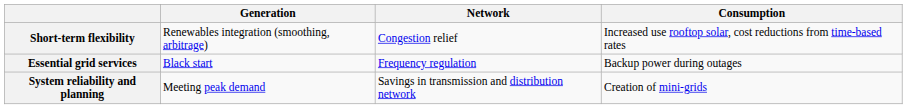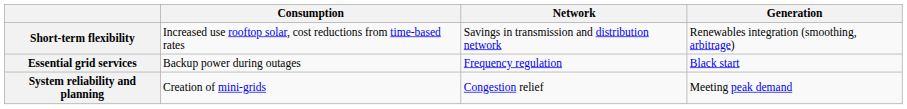columns swapped: (752, 13) <-> (268, 13)
(418, 38) Congestion relief -> (556, 38) Savings in transmission and distribution network
(470, 87) Savings in transmission and distribution network -> (504, 87) Congestion relief
